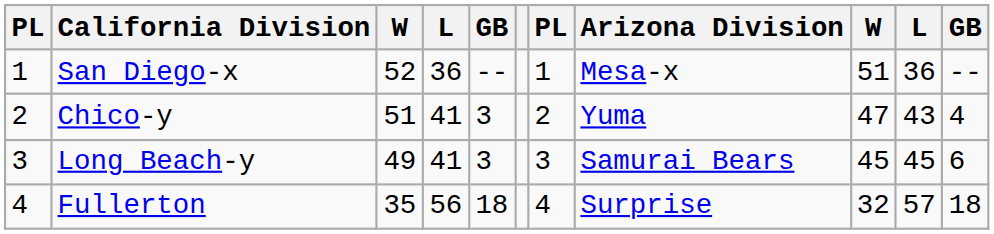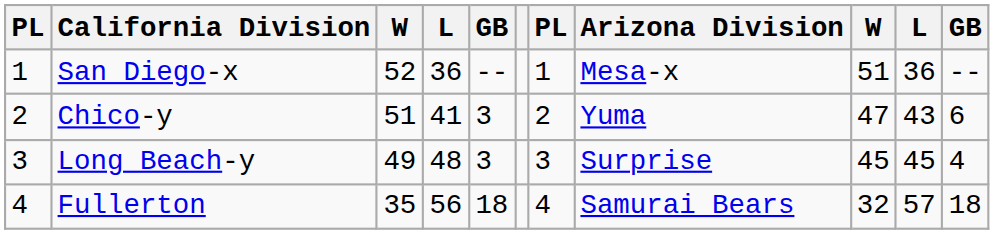(957, 117) 4 -> (957, 117) 6
(446, 162) 41 -> (446, 162) 48
(687, 162) Samurai Bears -> (646, 162) Surprise
(957, 162) 6 -> (957, 162) 4
(646, 206) Surprise -> (687, 206) Samurai Bears
